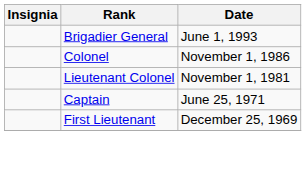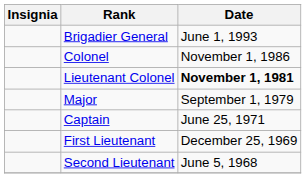(235, 78) normal -> (237, 78) bold
+ row: (80, 99)
+ row: (119, 162)
